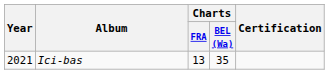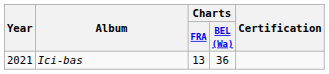(223, 60) 35 -> (223, 60) 36
